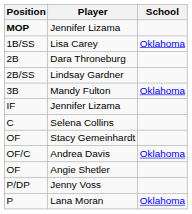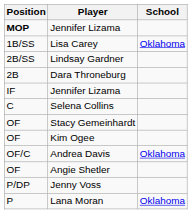rows swapped: (13, 59) <-> (21, 75)
- row: (13, 91)
+ row: (13, 138)
